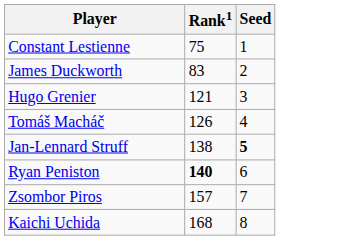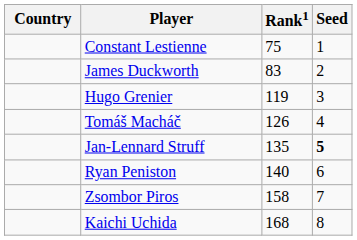+ column: (43, 19)
(201, 96) 121 -> (277, 96) 119
(201, 146) 138 -> (277, 146) 135
(201, 172) bold -> (277, 172) normal
(201, 197) 157 -> (277, 197) 158
